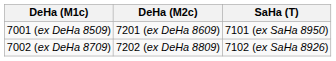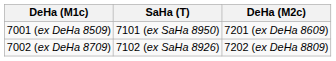columns swapped: (277, 13) <-> (168, 13)
